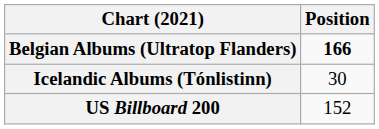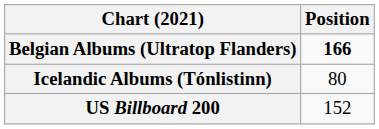(337, 78) 30 -> (337, 78) 80
